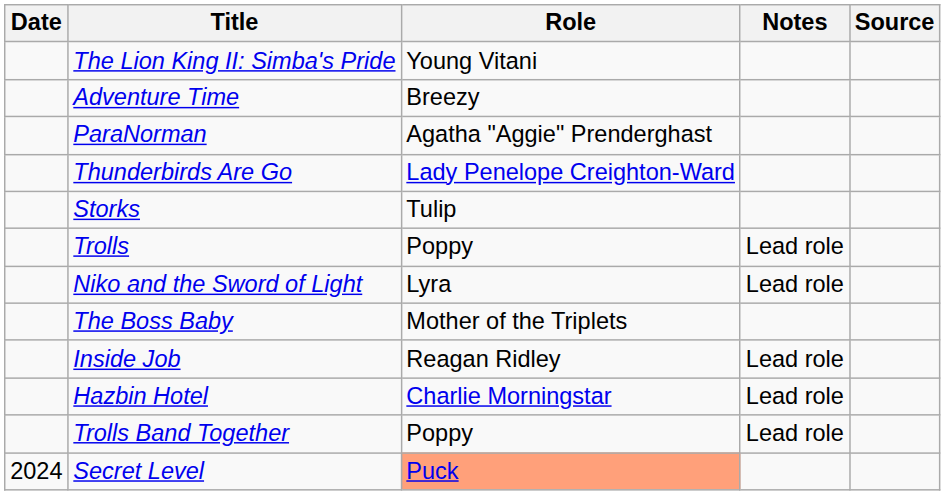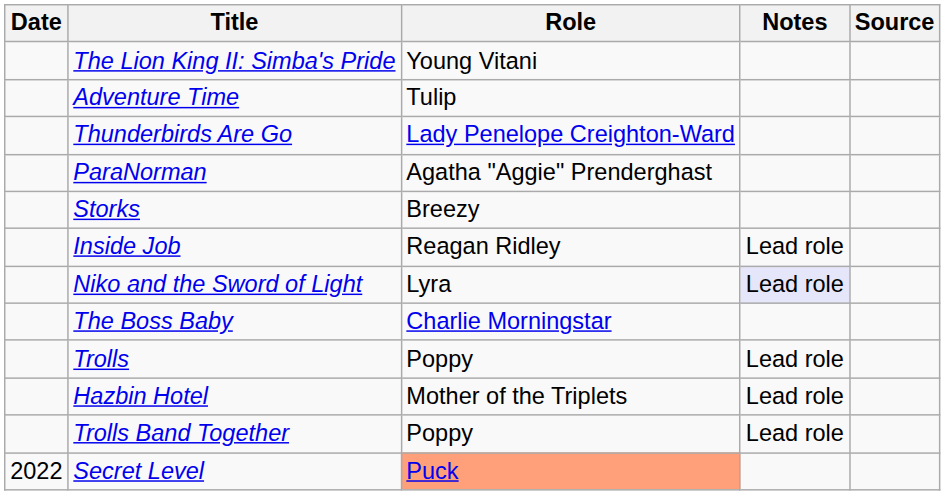(443, 97) Breezy -> (431, 97) Tulip
rows swapped: (140, 135) <-> (183, 172)
(431, 209) Tulip -> (443, 209) Breezy
rows swapped: (101, 246) <-> (127, 358)
(795, 284) no background -> (795, 284) lavender background
(517, 321) Mother of the Triplets -> (509, 321) Charlie Morningstar
(509, 396) Charlie Morningstar -> (517, 396) Mother of the Triplets
(36, 470) 2024 -> (36, 470) 2022
